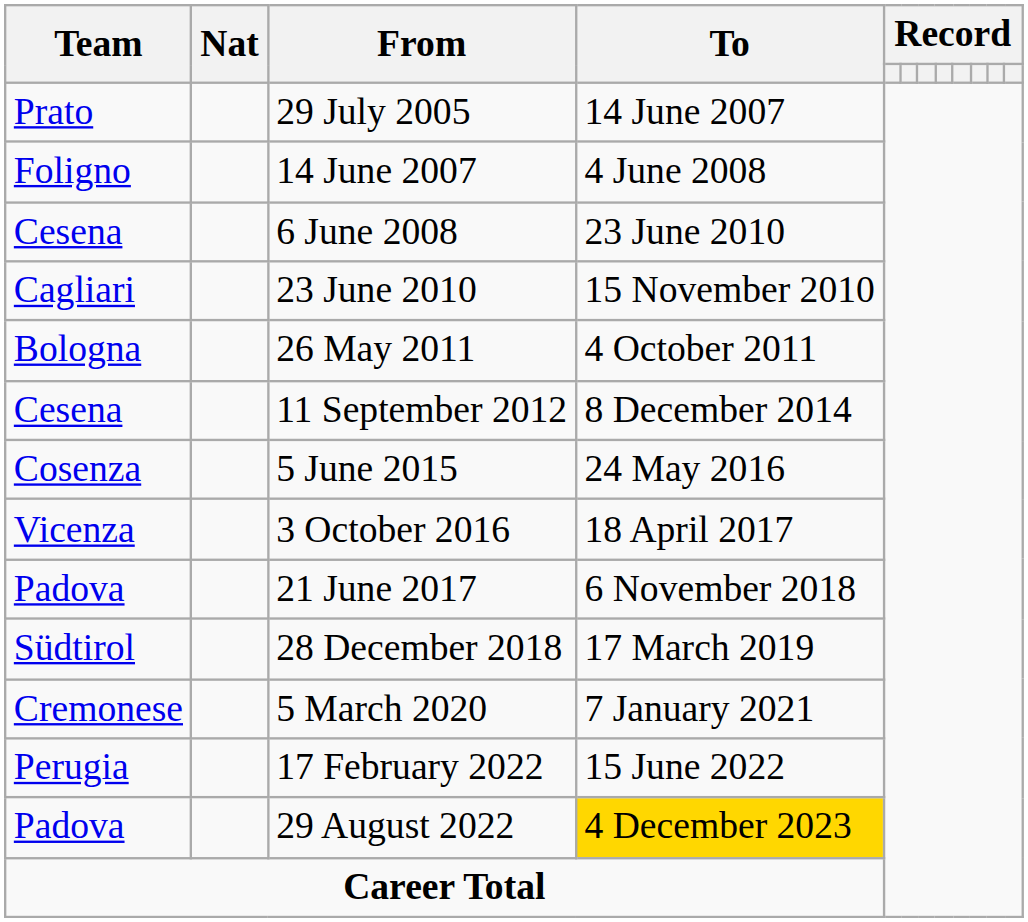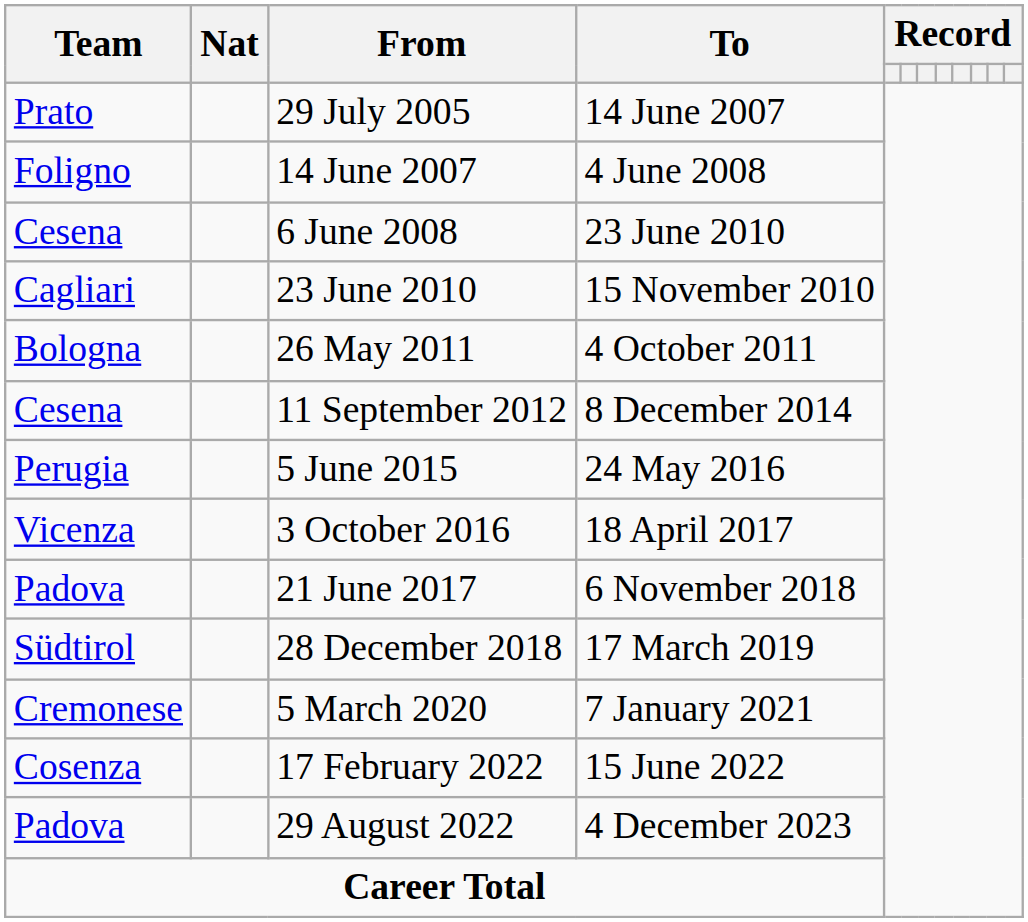(78, 469) Cosenza -> (71, 469) Perugia
(71, 767) Perugia -> (78, 767) Cosenza
(718, 826) gold background -> (718, 826) no background
